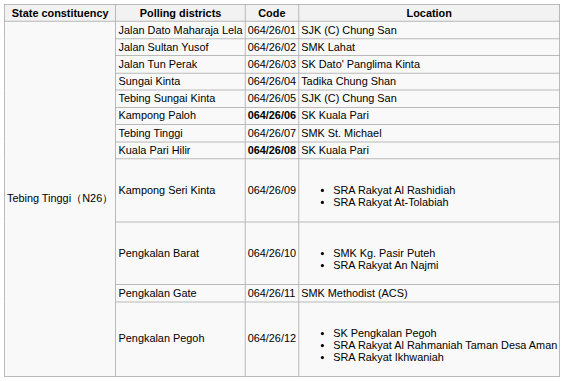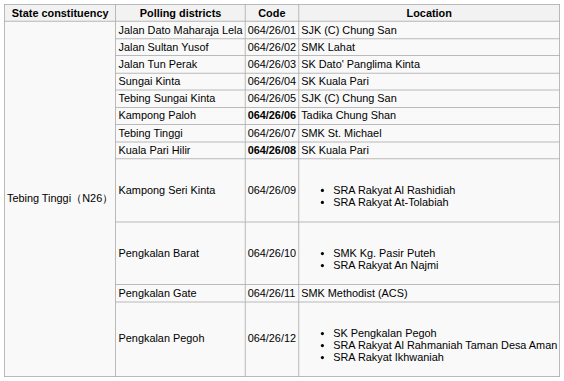(349, 81) Tadika Chung Shan -> (335, 81) SK Kuala Pari
(335, 115) SK Kuala Pari -> (349, 115) Tadika Chung Shan
